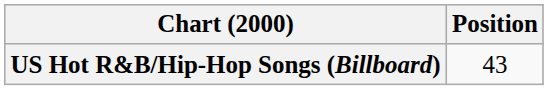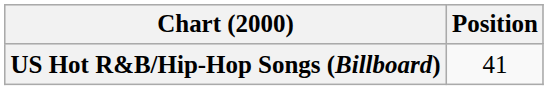(495, 63) 43 -> (495, 63) 41
